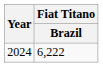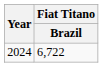(51, 52) 6,222 -> (51, 52) 6,722
